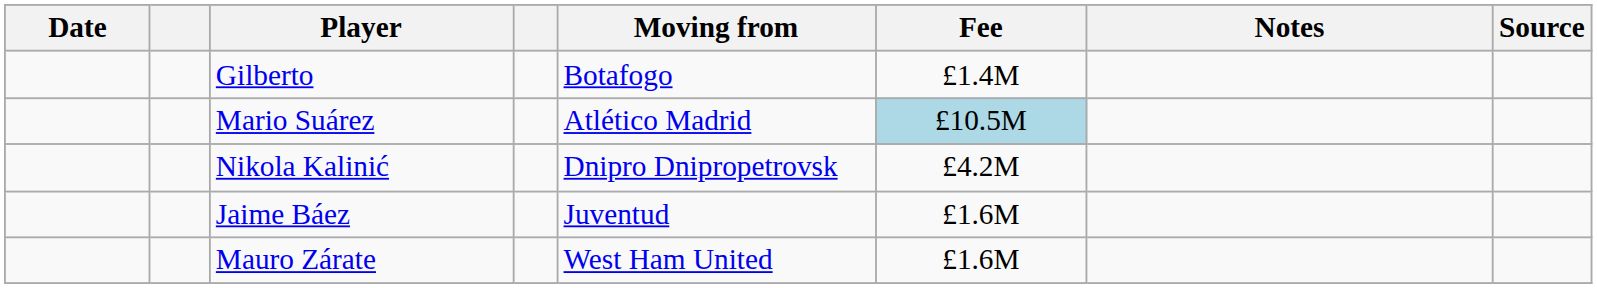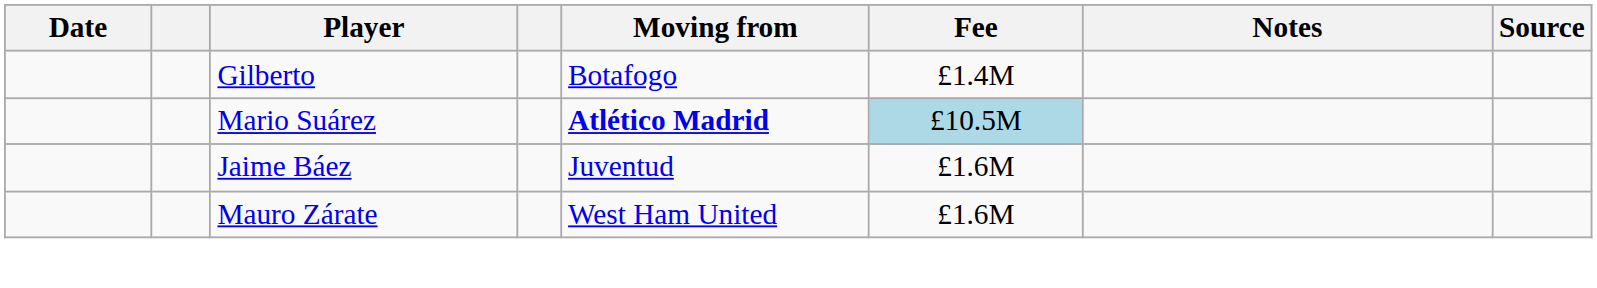(657, 120) normal -> (668, 120) bold
- row: (302, 167)
